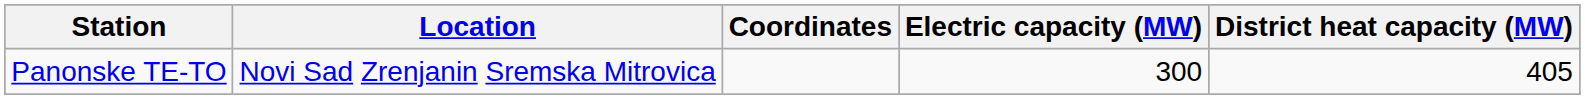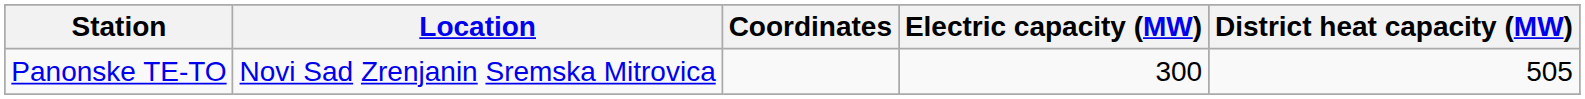(1550, 71) 405 -> (1550, 71) 505
